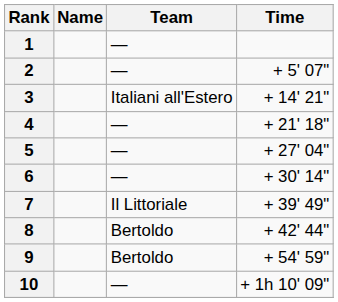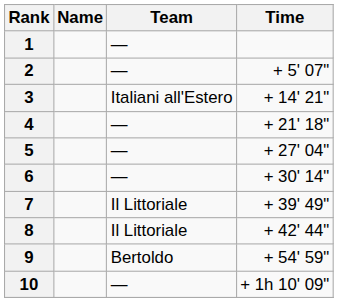(142, 230) Bertoldo -> (149, 230) Il Littoriale
